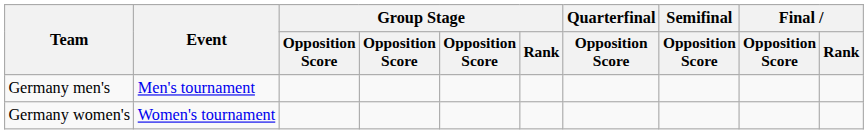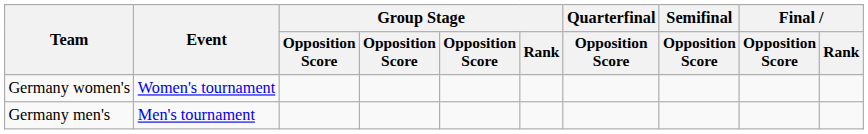rows swapped: (59, 88) <-> (69, 115)
